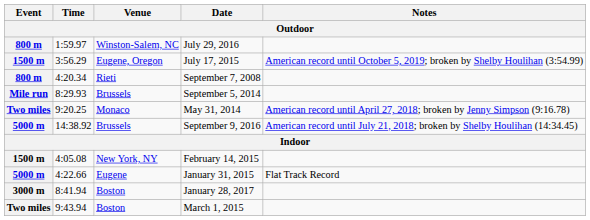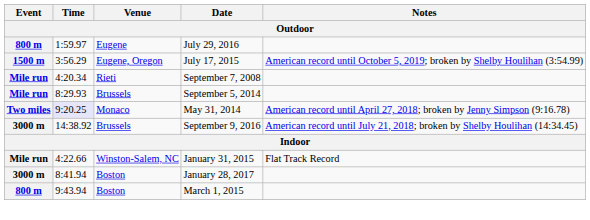(137, 45) Winston-Salem, NC -> (112, 45) Eugene
(29, 77) 800 m -> (29, 77) Mile run
(71, 110) no background -> (71, 110) lavender background
(29, 126) 5000 m -> (29, 126) 3000 m
- row: (221, 158)
(29, 175) 5000 m -> (29, 158) Mile run
(112, 175) Eugene -> (137, 158) Winston-Salem, NC
(29, 207) Two miles -> (29, 191) 800 m
